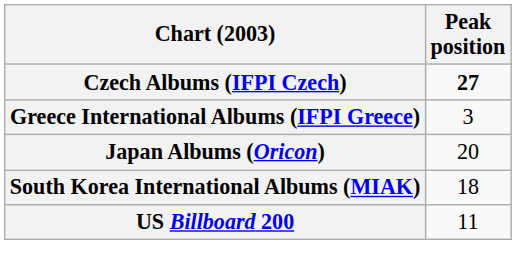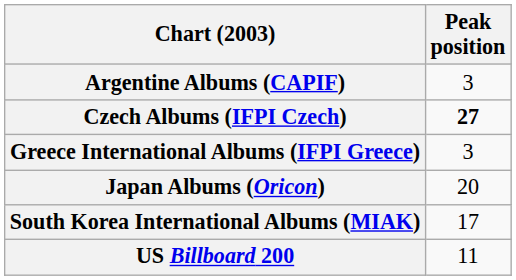+ row: (215, 81)
(468, 186) 18 -> (468, 221) 17
